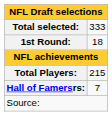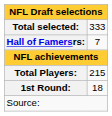rows swapped: (46, 42) <-> (46, 88)
